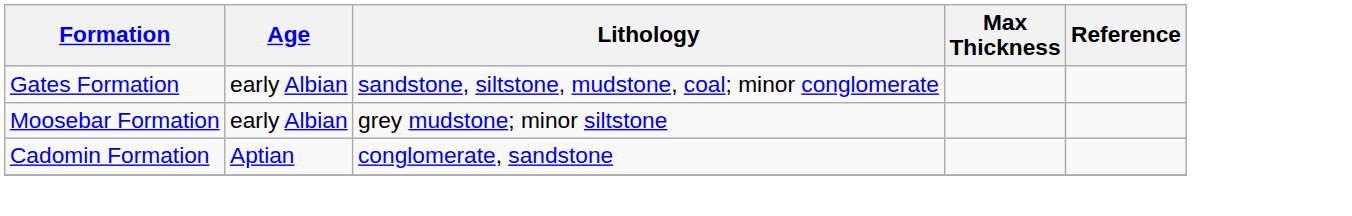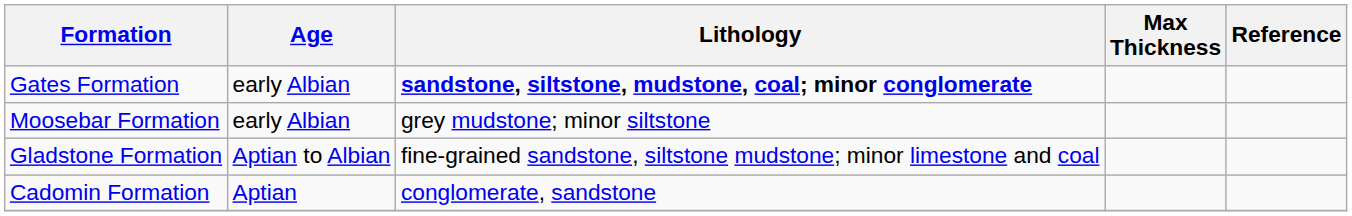(648, 84) normal -> (717, 84) bold
+ row: (116, 156)
